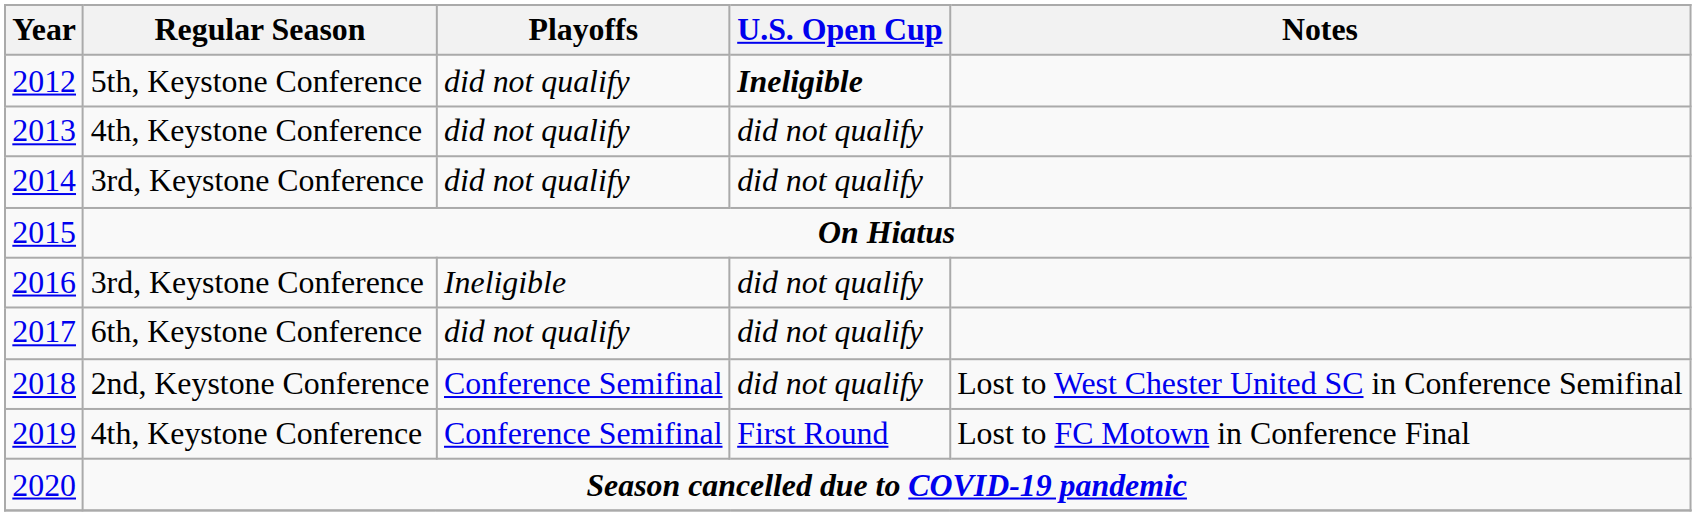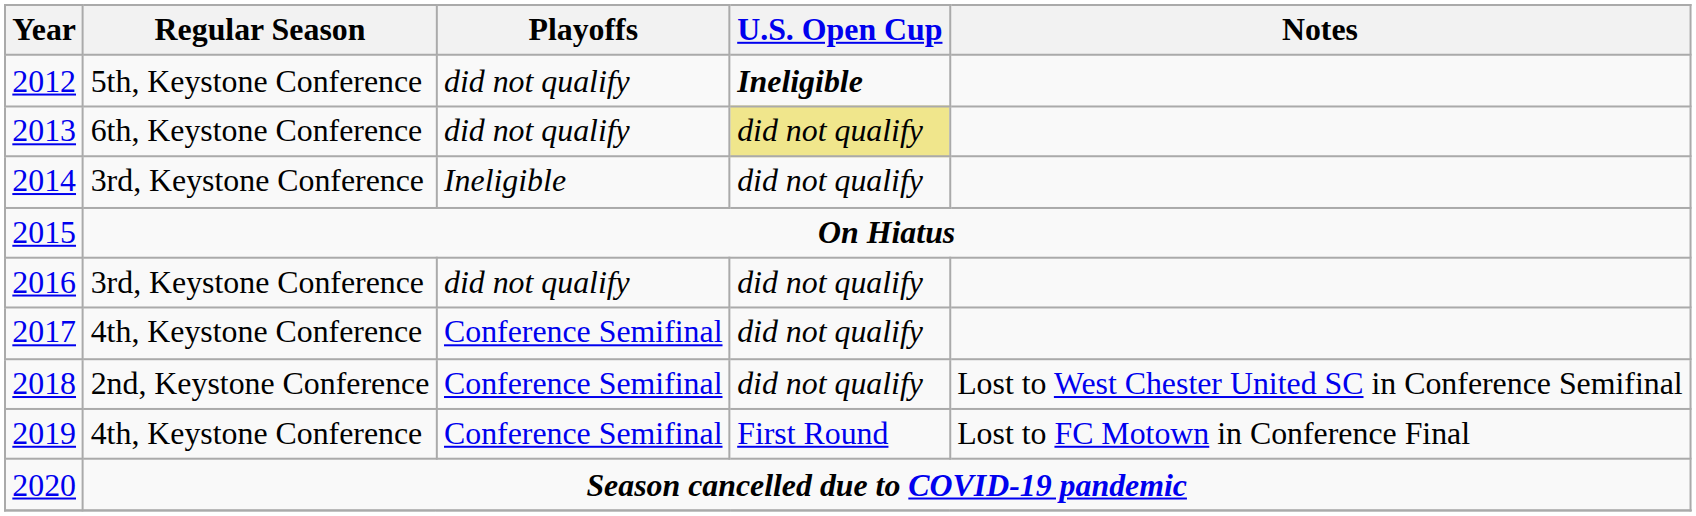(256, 130) 4th, Keystone Conference -> (256, 130) 6th, Keystone Conference
(830, 130) no background -> (830, 130) khaki background
(537, 181) did not qualify -> (505, 181) Ineligible
(505, 282) Ineligible -> (537, 282) did not qualify
(256, 332) 6th, Keystone Conference -> (256, 332) 4th, Keystone Conference
(537, 332) did not qualify -> (583, 332) Conference Semifinal
